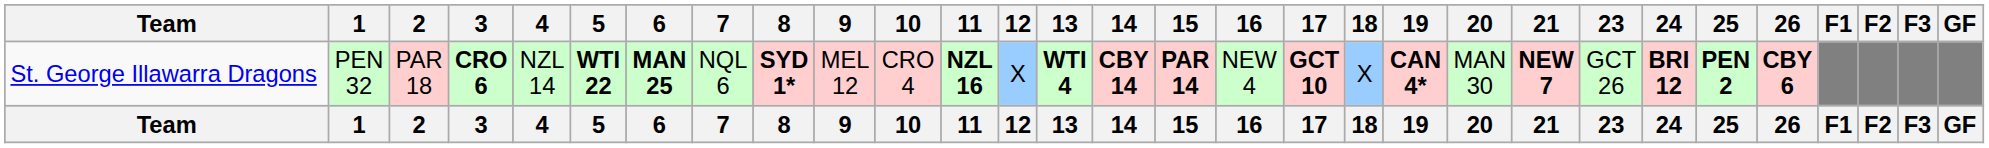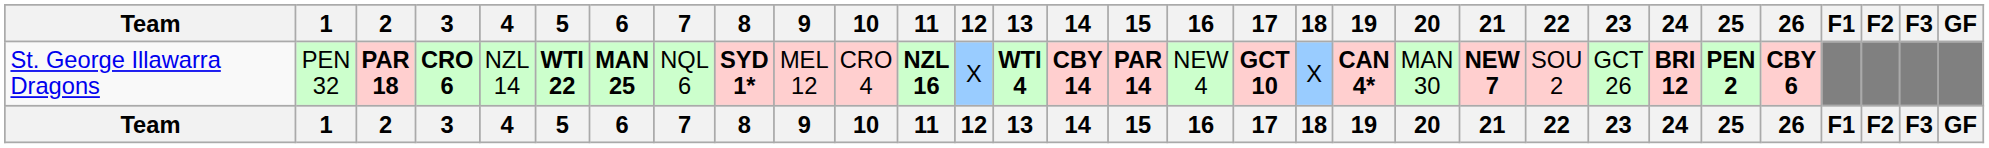+ column: (1557, 23)
(419, 73) normal -> (386, 73) bold
